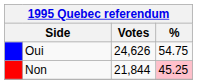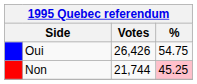(132, 51) 24,626 -> (132, 51) 26,426
(132, 70) 21,844 -> (132, 70) 21,744
